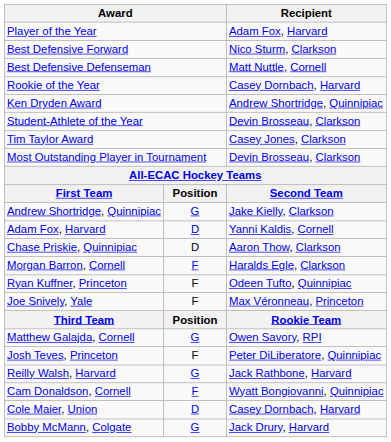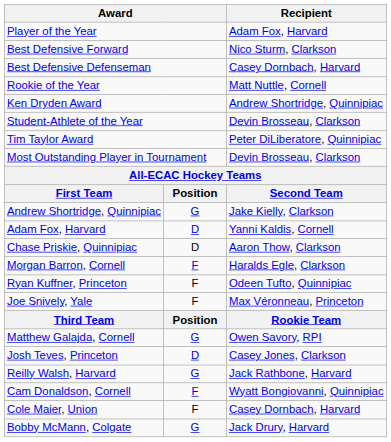(278, 67) Matt Nuttle, Cornell -> (295, 67) Casey Dornbach, Harvard
(295, 85) Casey Dornbach, Harvard -> (278, 85) Matt Nuttle, Cornell
(287, 139) Casey Jones, Clarkson -> (305, 139) Peter DiLiberatore, Quinnipiac
(195, 355) F -> (195, 355) D
(305, 355) Peter DiLiberatore, Quinnipiac -> (287, 355) Casey Jones, Clarkson
(195, 409) D -> (195, 409) F
